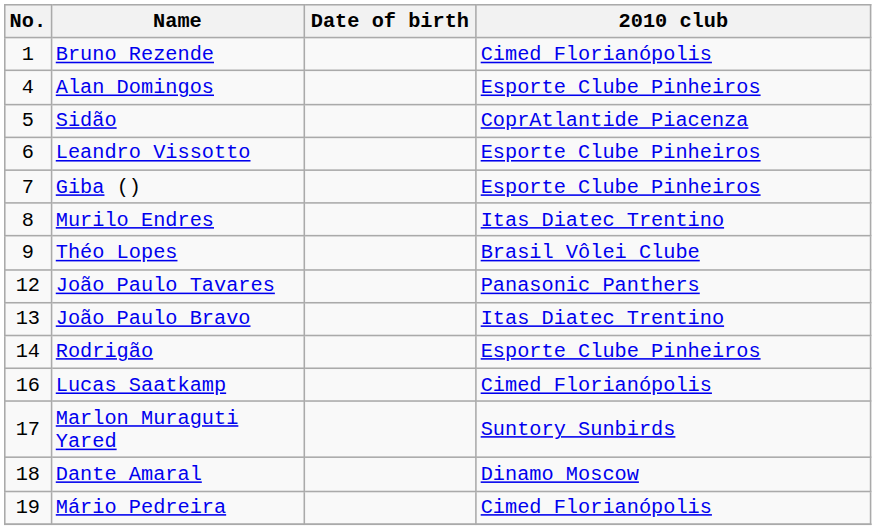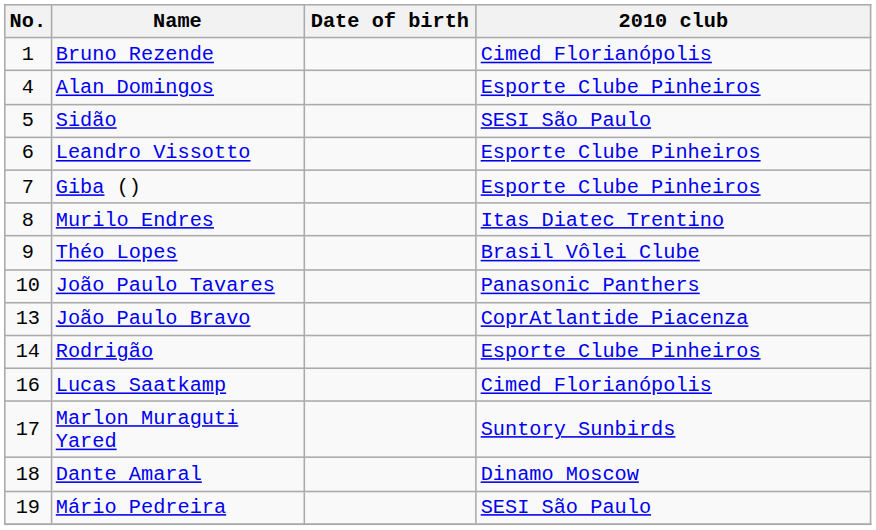(615, 120) CoprAtlantide Piacenza -> (566, 120) SESI São Paulo
(28, 286) 12 -> (28, 286) 10
(602, 319) Itas Diatec Trentino -> (615, 319) CoprAtlantide Piacenza
(596, 507) Cimed Florianópolis -> (566, 507) SESI São Paulo
